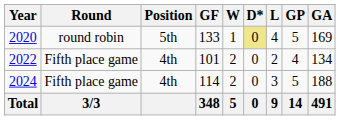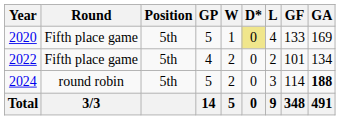columns swapped: (295, 15) <-> (209, 15)
(91, 37) round robin -> (91, 37) Fifth place game
(168, 59) 4th -> (168, 59) 5th
(91, 81) Fifth place game -> (91, 81) round robin
(168, 81) 4th -> (168, 81) 5th
(322, 81) normal -> (322, 81) bold
